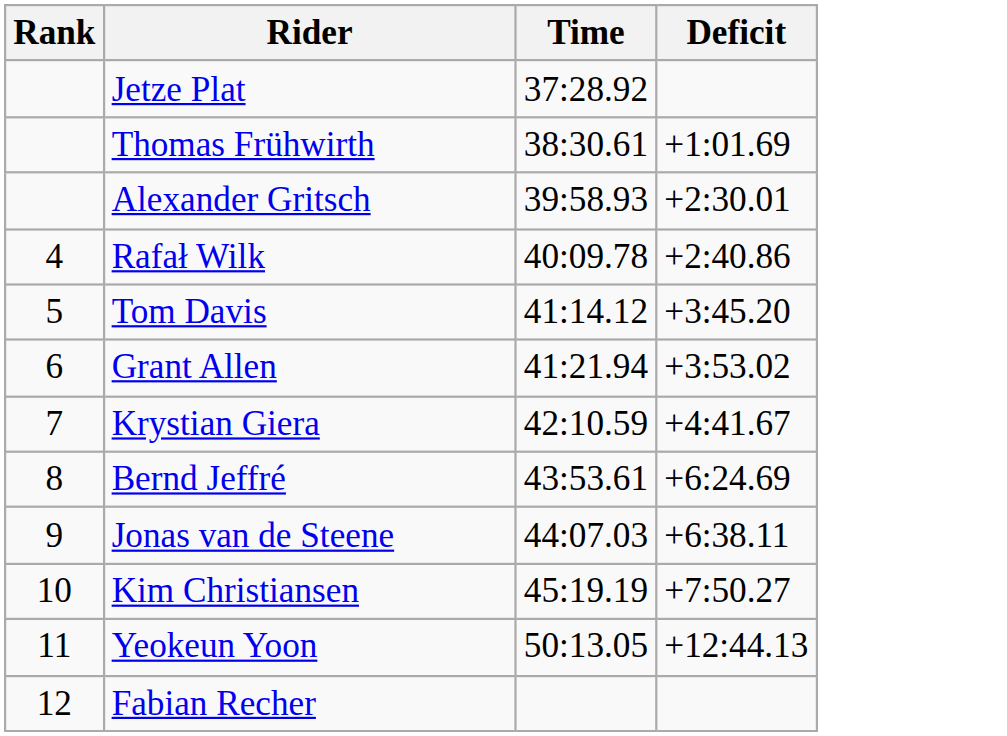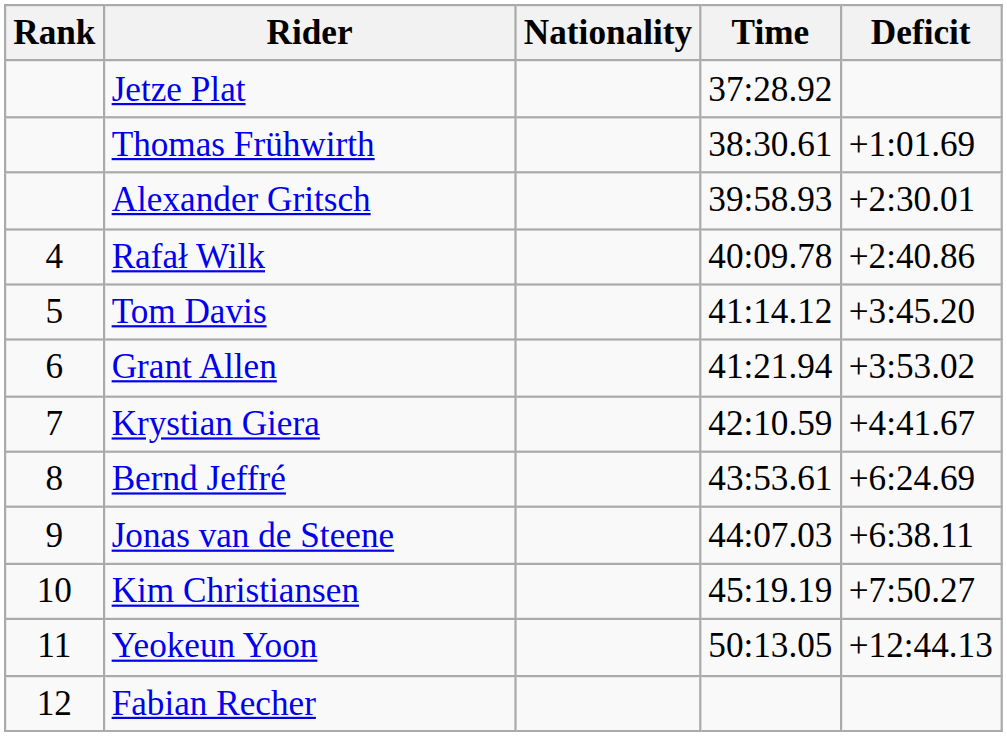+ column: (608, 32)
